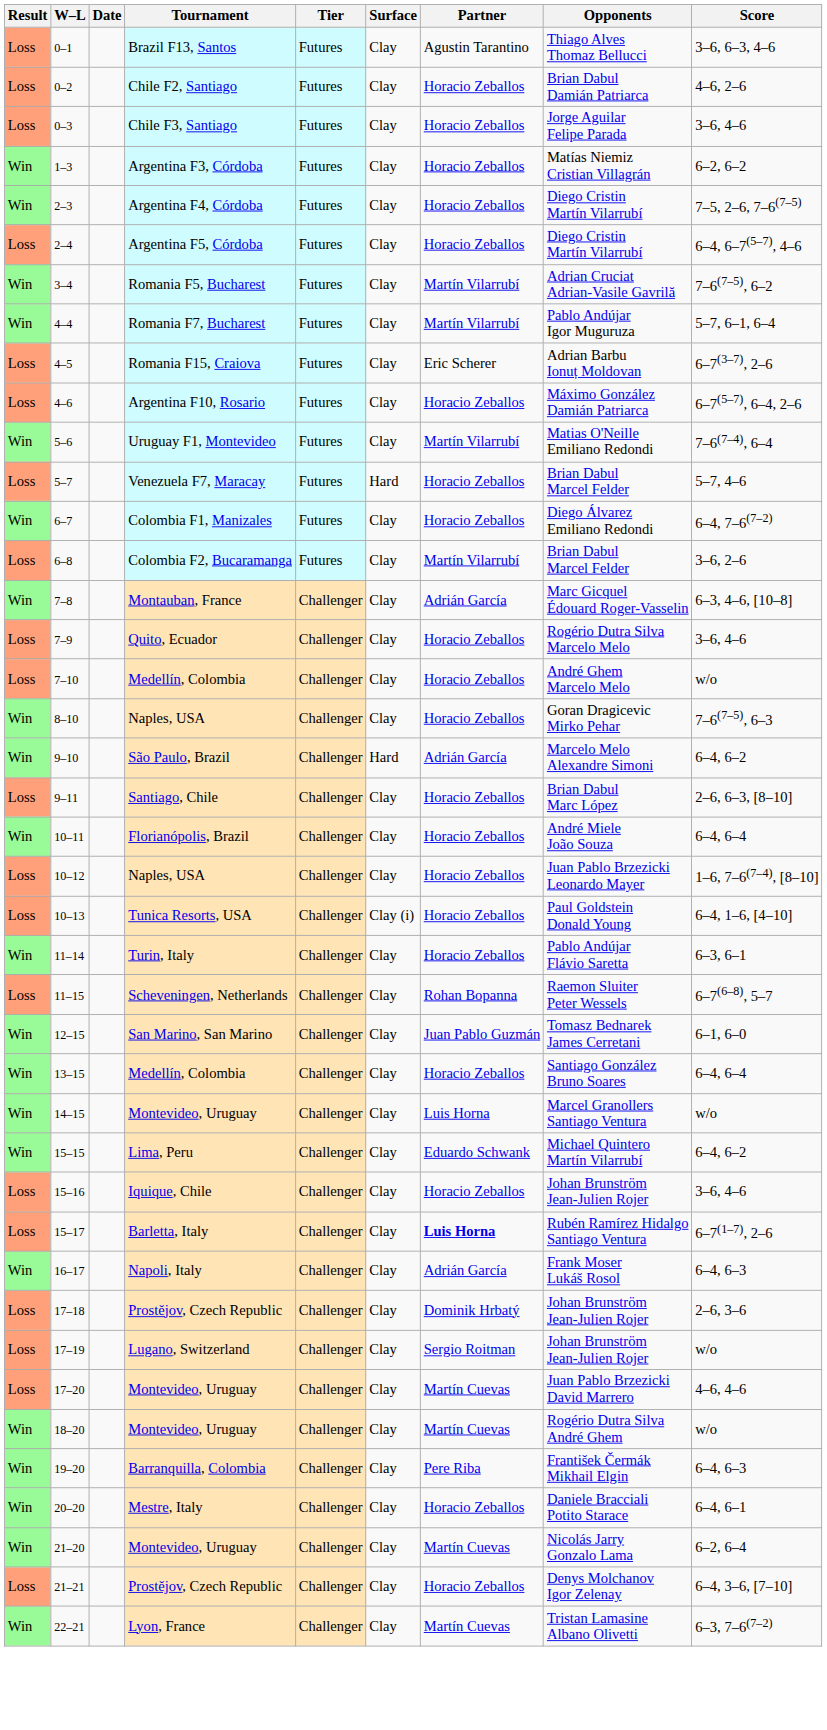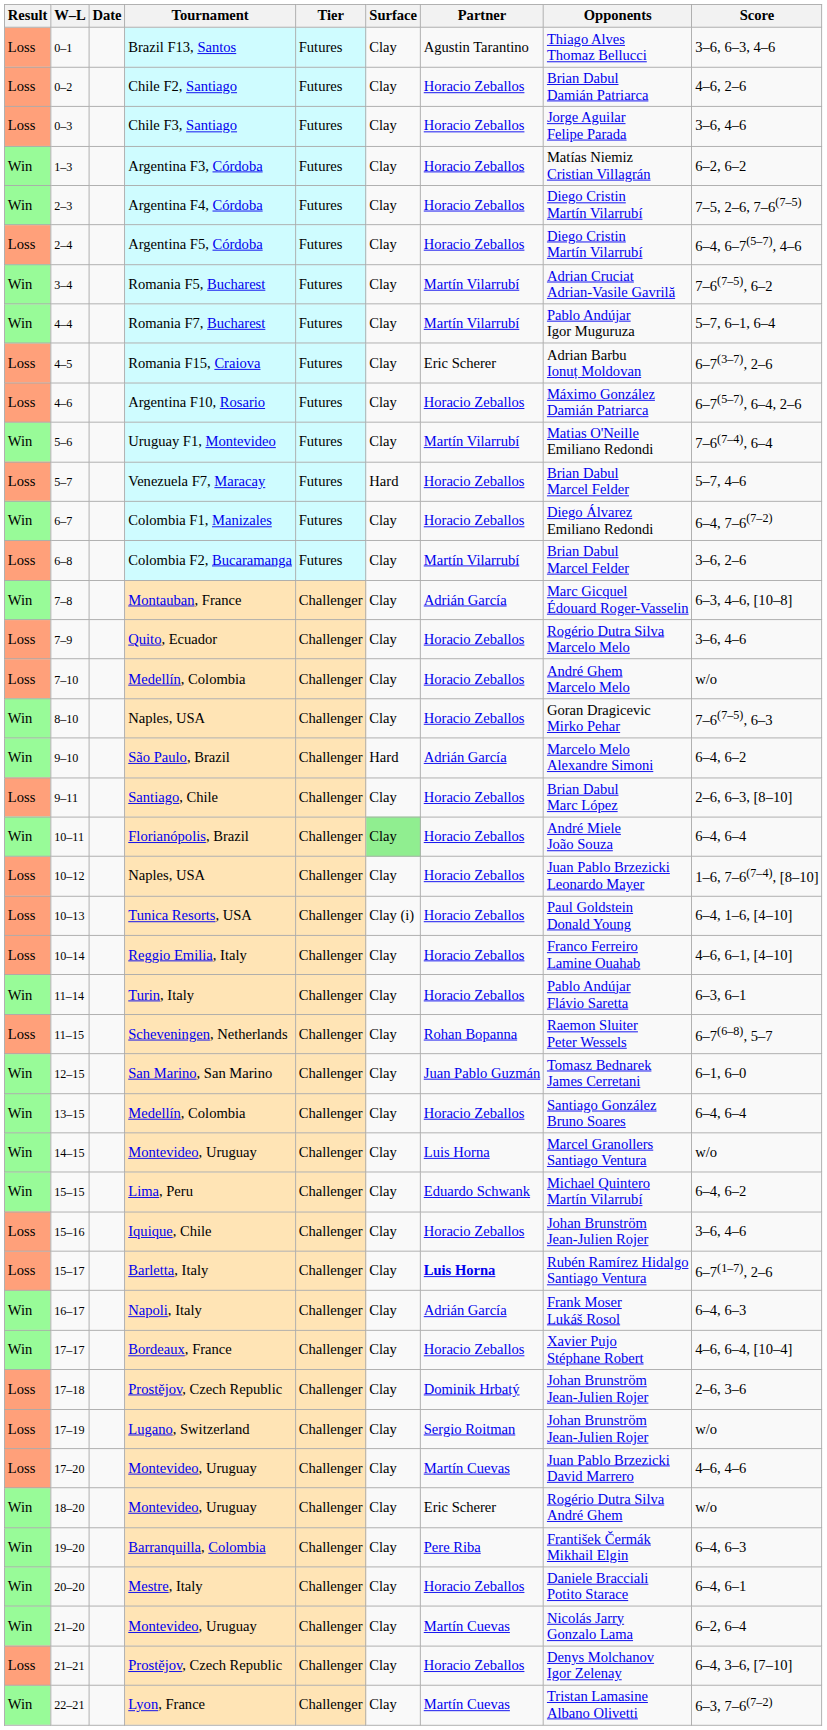(383, 836) no background -> (383, 836) lightgreen background
+ row: (69, 956)
+ row: (69, 1350)
(467, 1428) Martín Cuevas -> (460, 1507) Eric Scherer
